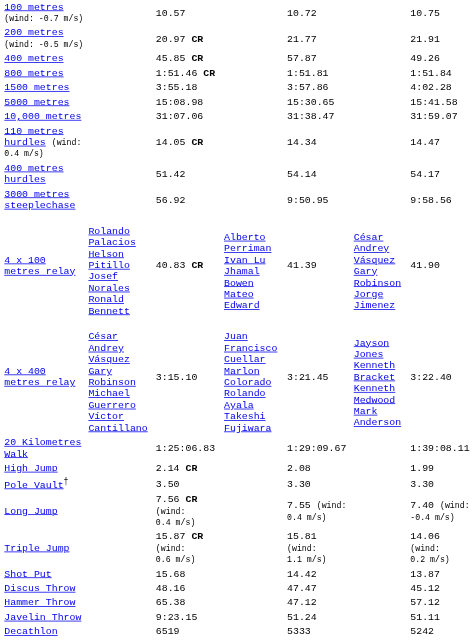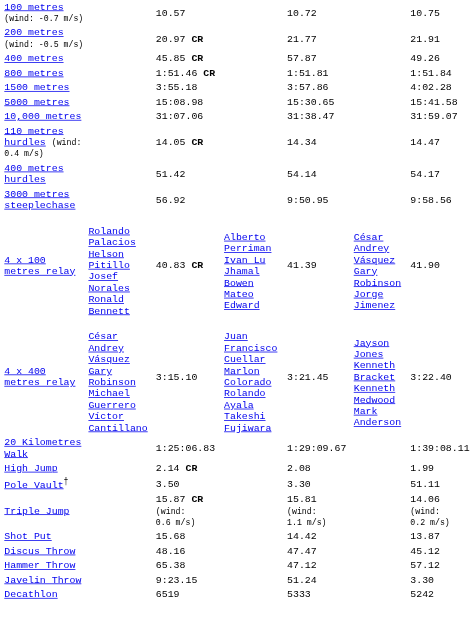(422, 484) 3.30 -> (425, 484) 51.11
- row: (31, 511)
(425, 618) 51.11 -> (422, 580) 3.30
